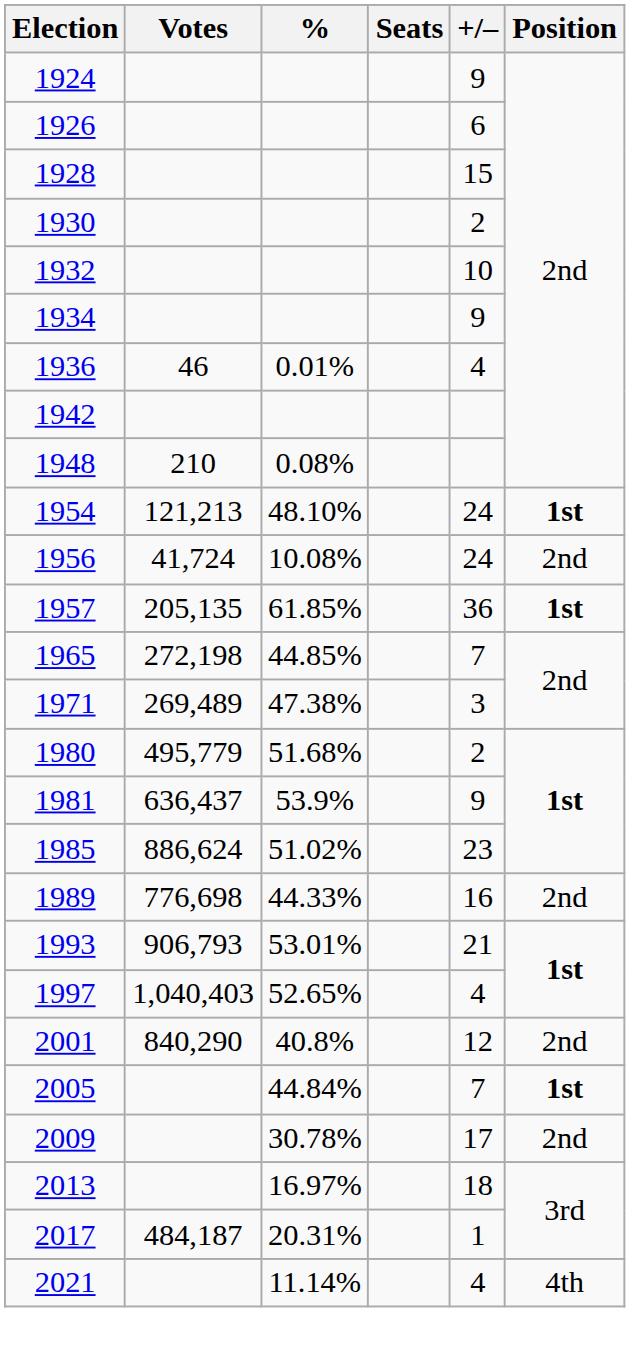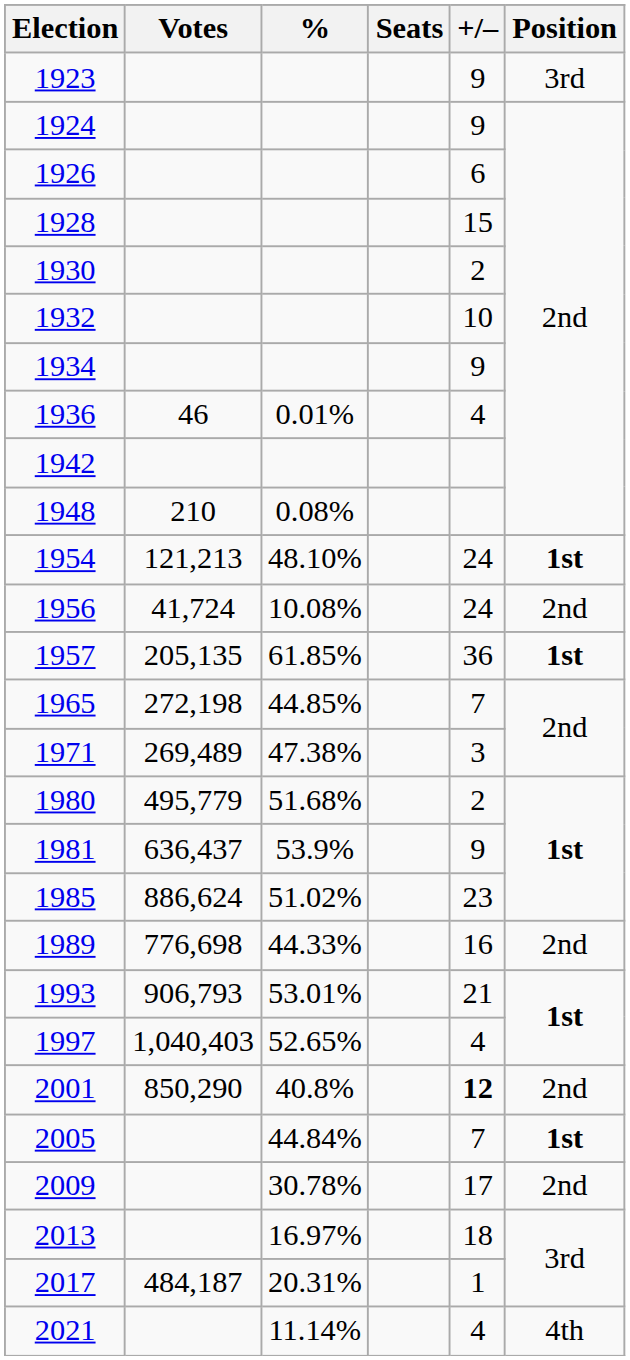+ row: (65, 76)
(193, 1041) 840,290 -> (193, 1089) 850,290
(478, 1041) normal -> (478, 1089) bold
